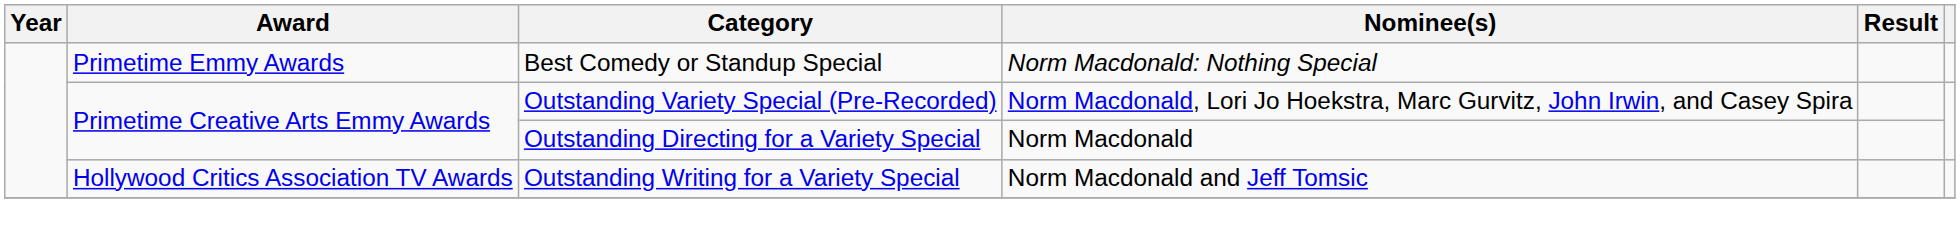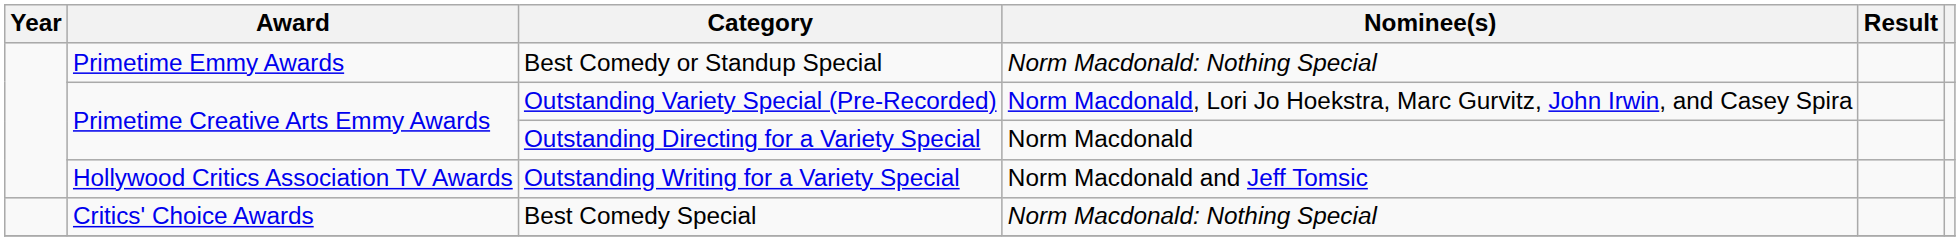+ row: (640, 216)
